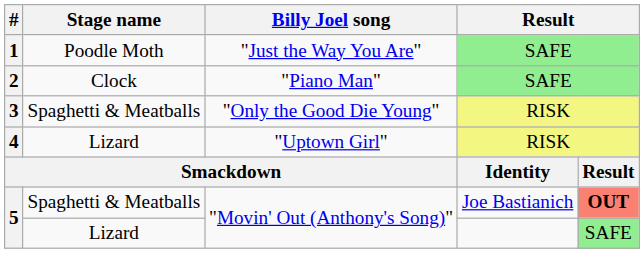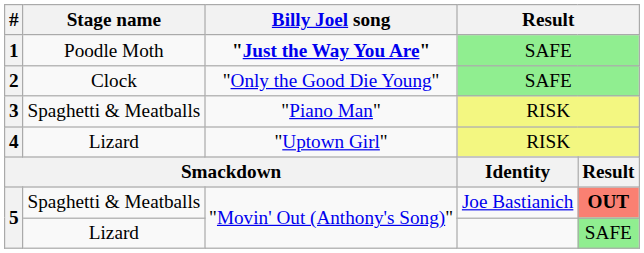(331, 50) normal -> (331, 50) bold
(331, 80) "Piano Man" -> (331, 80) "Only the Good Die Young"
(331, 111) "Only the Good Die Young" -> (331, 111) "Piano Man"
